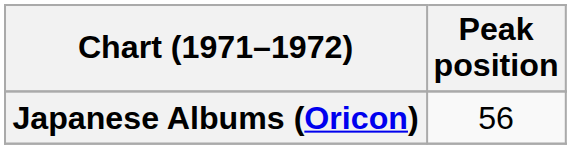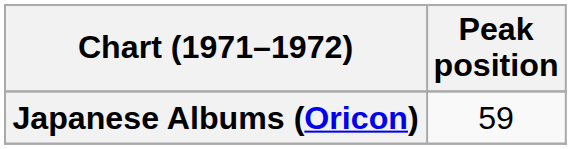(496, 117) 56 -> (496, 117) 59
